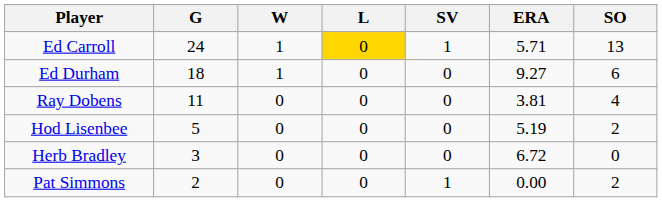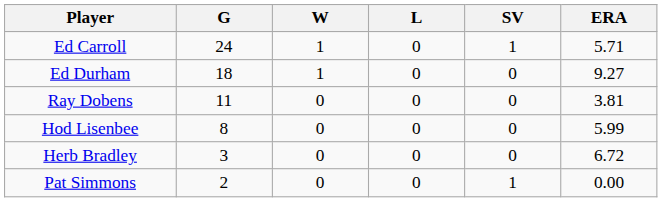- column: (615, 18)
(363, 45) gold background -> (416, 45) no background
(196, 127) 5 -> (224, 127) 8
(531, 127) 5.19 -> (609, 127) 5.99
